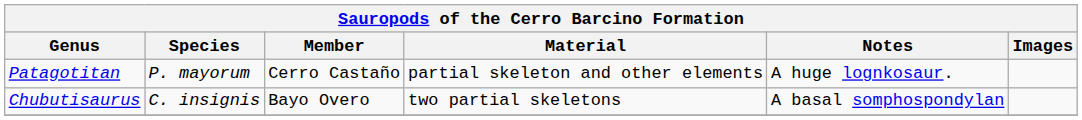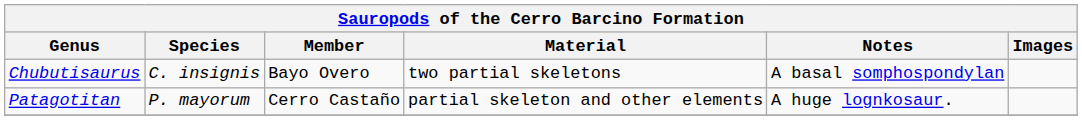rows swapped: (75, 101) <-> (64, 74)
